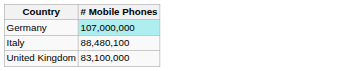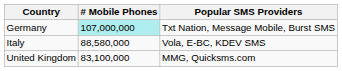+ column: (249, 12)
(105, 43) 88,480,100 -> (105, 43) 88,580,000
